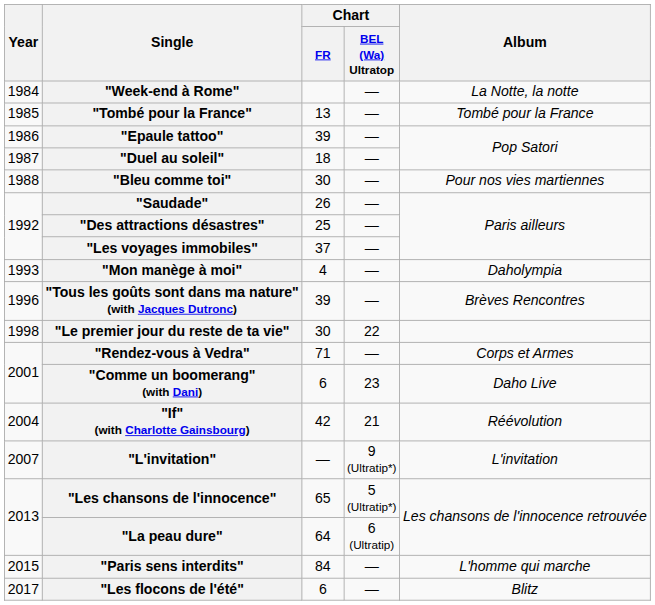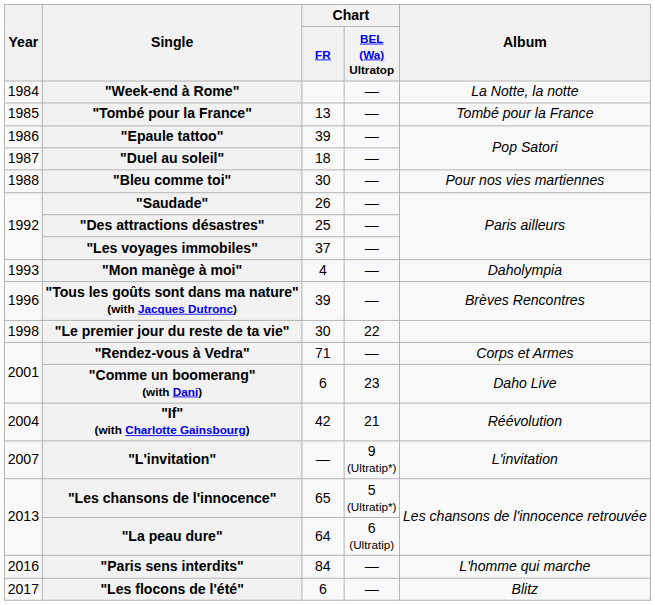(23, 566) 2015 -> (23, 566) 2016
